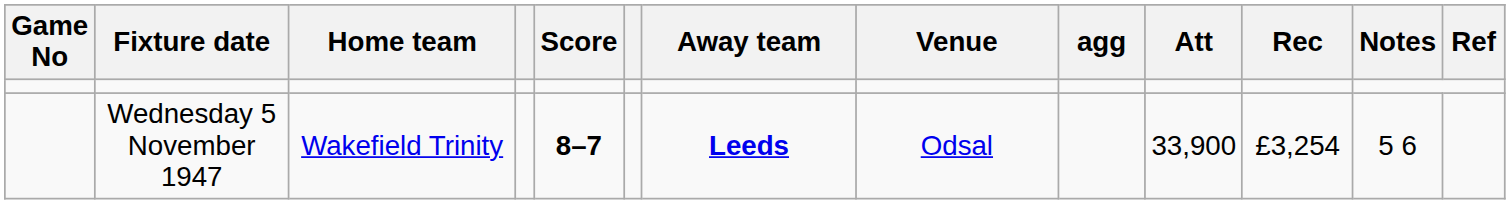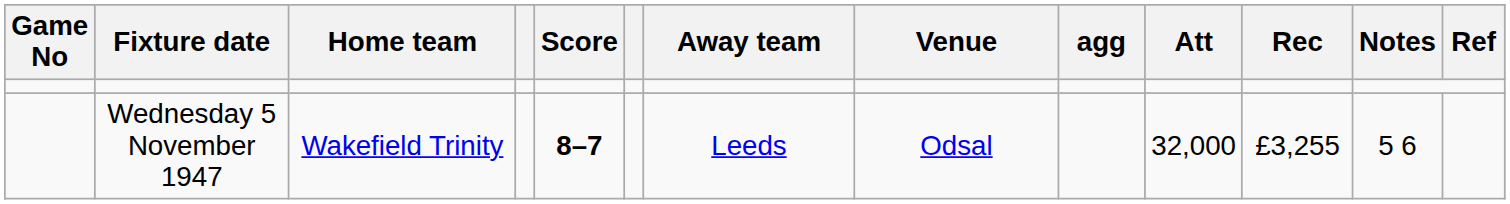(749, 145) bold -> (749, 145) normal
(1194, 145) 33,900 -> (1194, 145) 32,000
(1298, 145) £3,254 -> (1297, 145) £3,255
